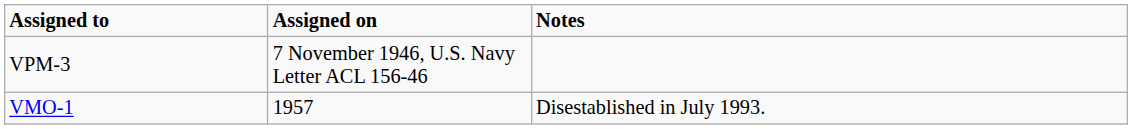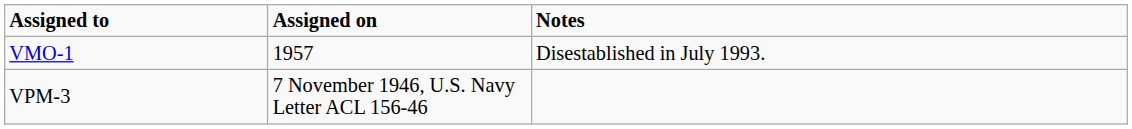rows swapped: (40, 64) <-> (41, 107)
